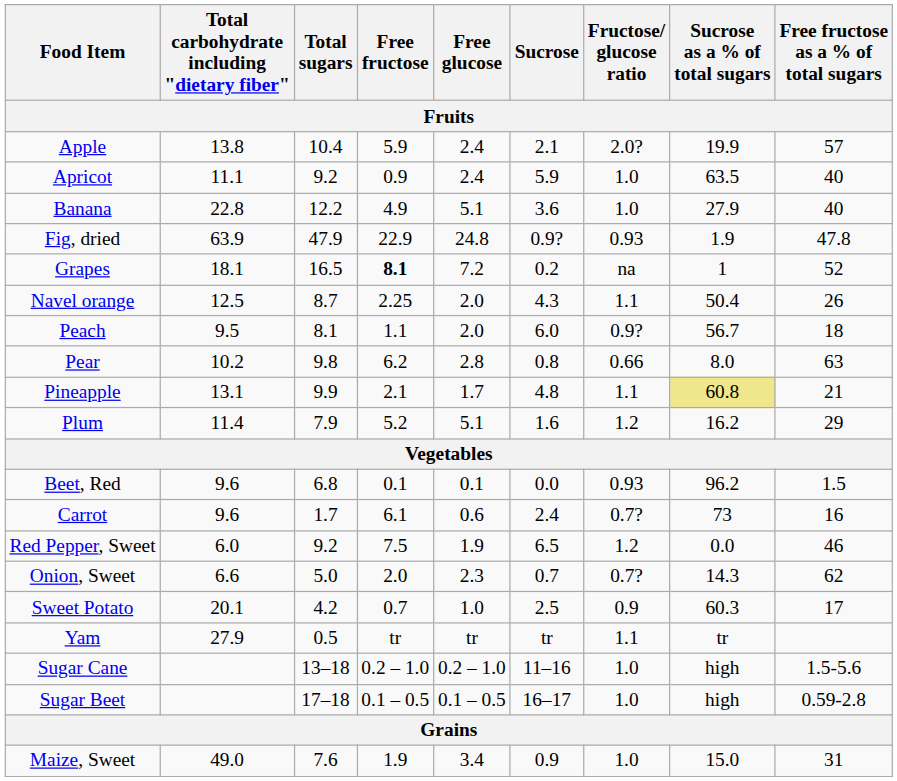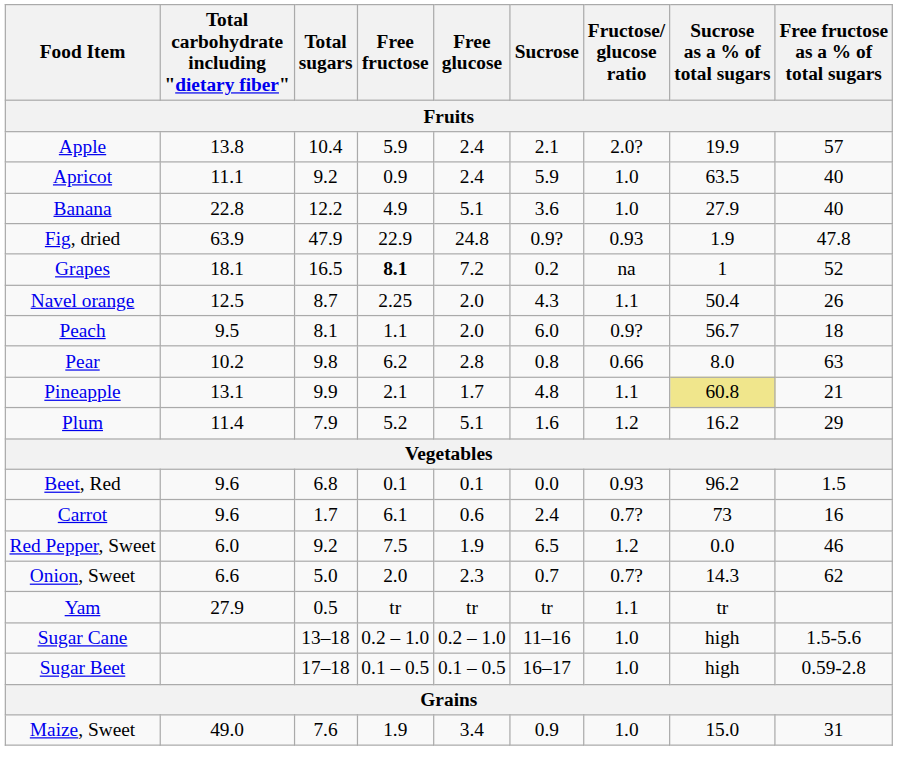- row: (83, 607)
